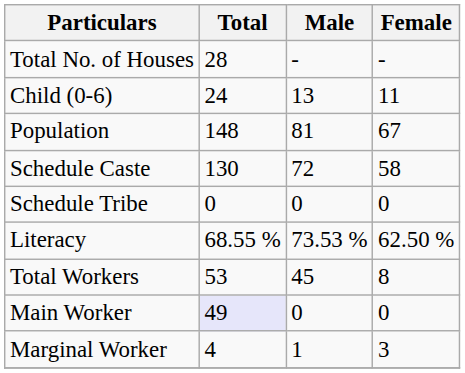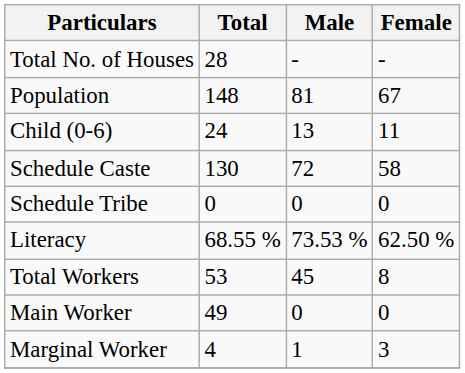rows swapped: (60, 131) <-> (61, 95)
(216, 312) lavender background -> (216, 312) no background
